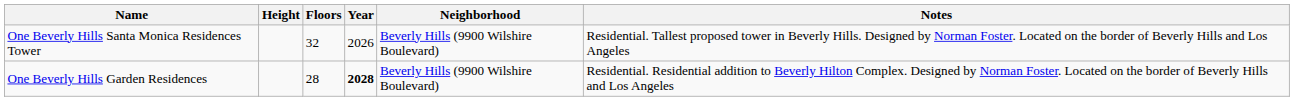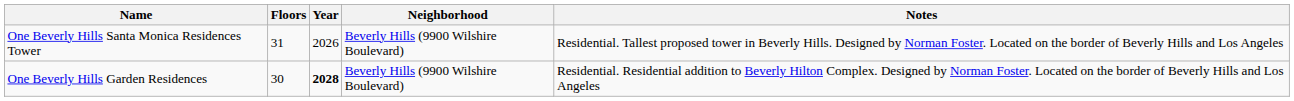- column: (281, 14)
(312, 43) 32 -> (277, 43) 31
(312, 78) 28 -> (277, 78) 30
